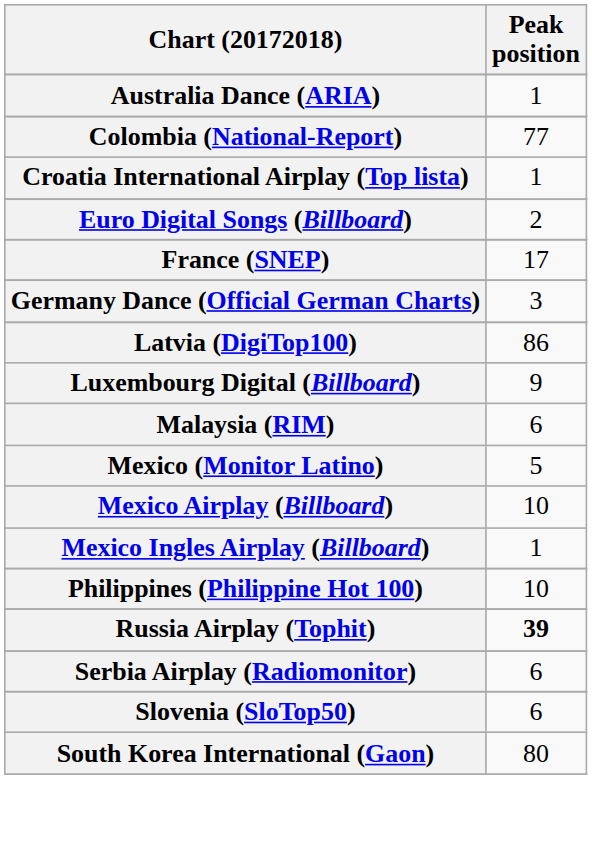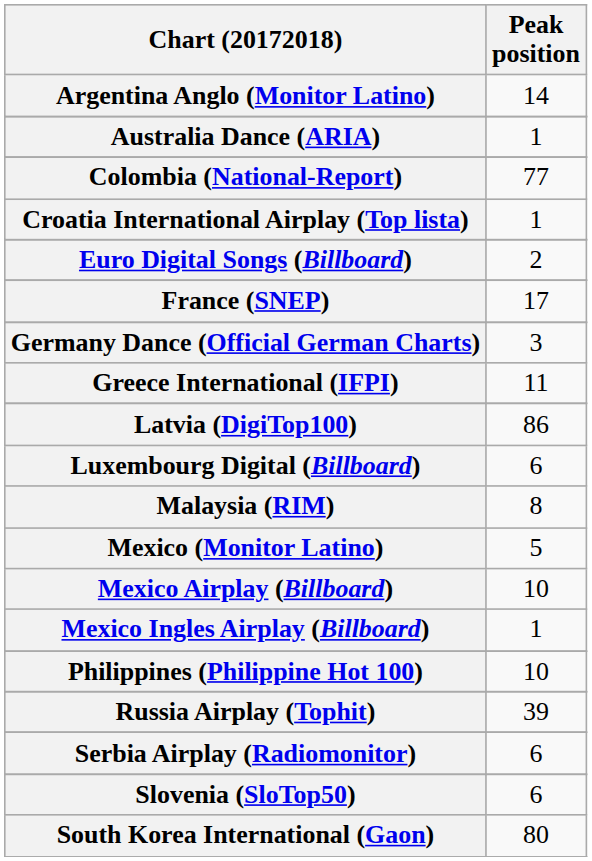+ row: (245, 95)
+ row: (245, 383)
(536, 383) 9 -> (536, 465) 6
(536, 424) 6 -> (536, 506) 8
(536, 629) bold -> (536, 711) normal
